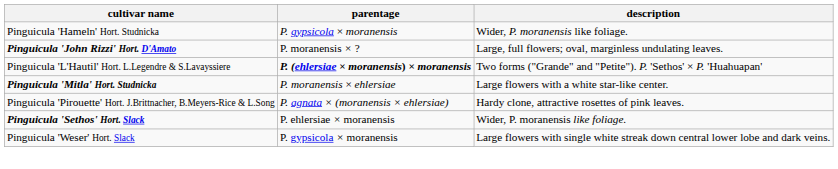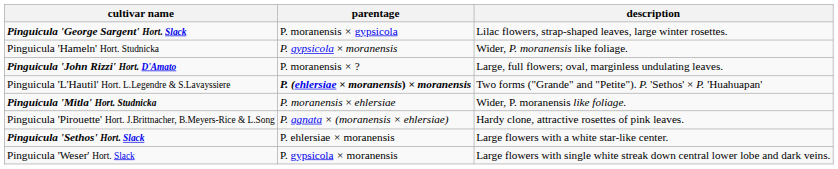+ row: (97, 31)
(572, 84) Large flowers with a white star-like center. -> (551, 102) Wider, P. moranensis like foliage.
(551, 119) Wider, P. moranensis like foliage. -> (572, 137) Large flowers with a white star-like center.
